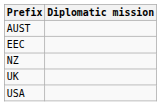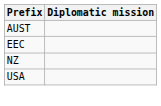- row: (13, 77)
